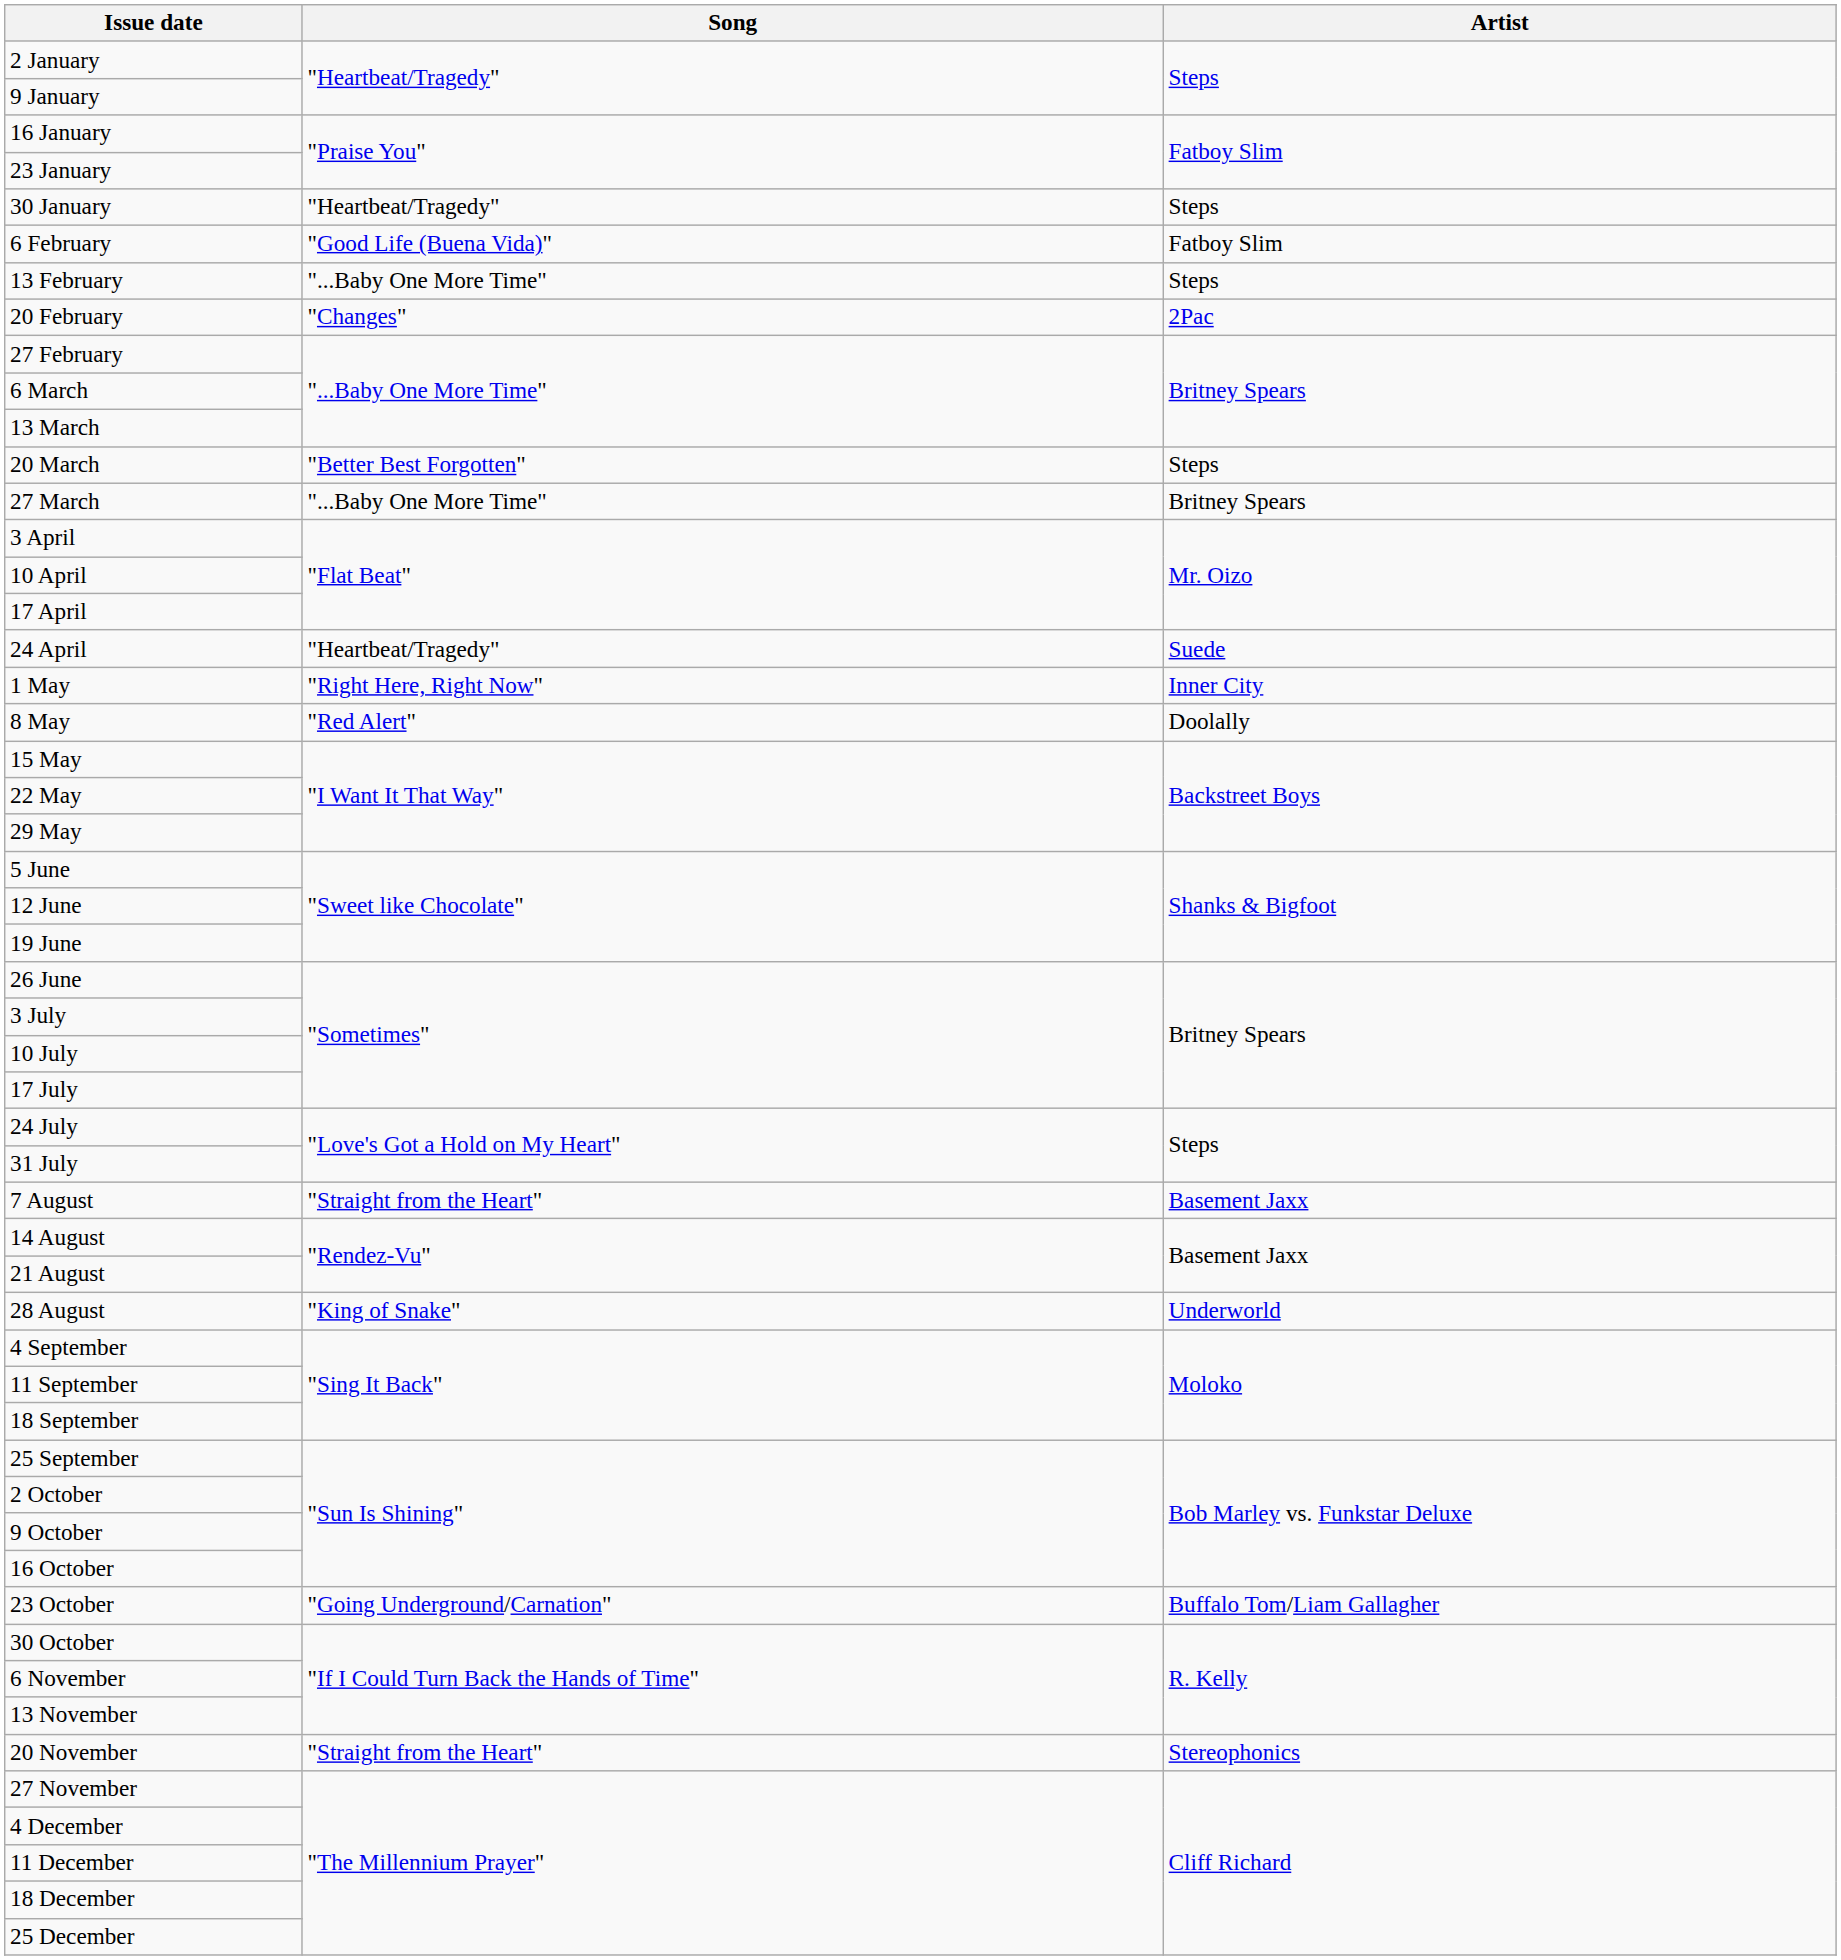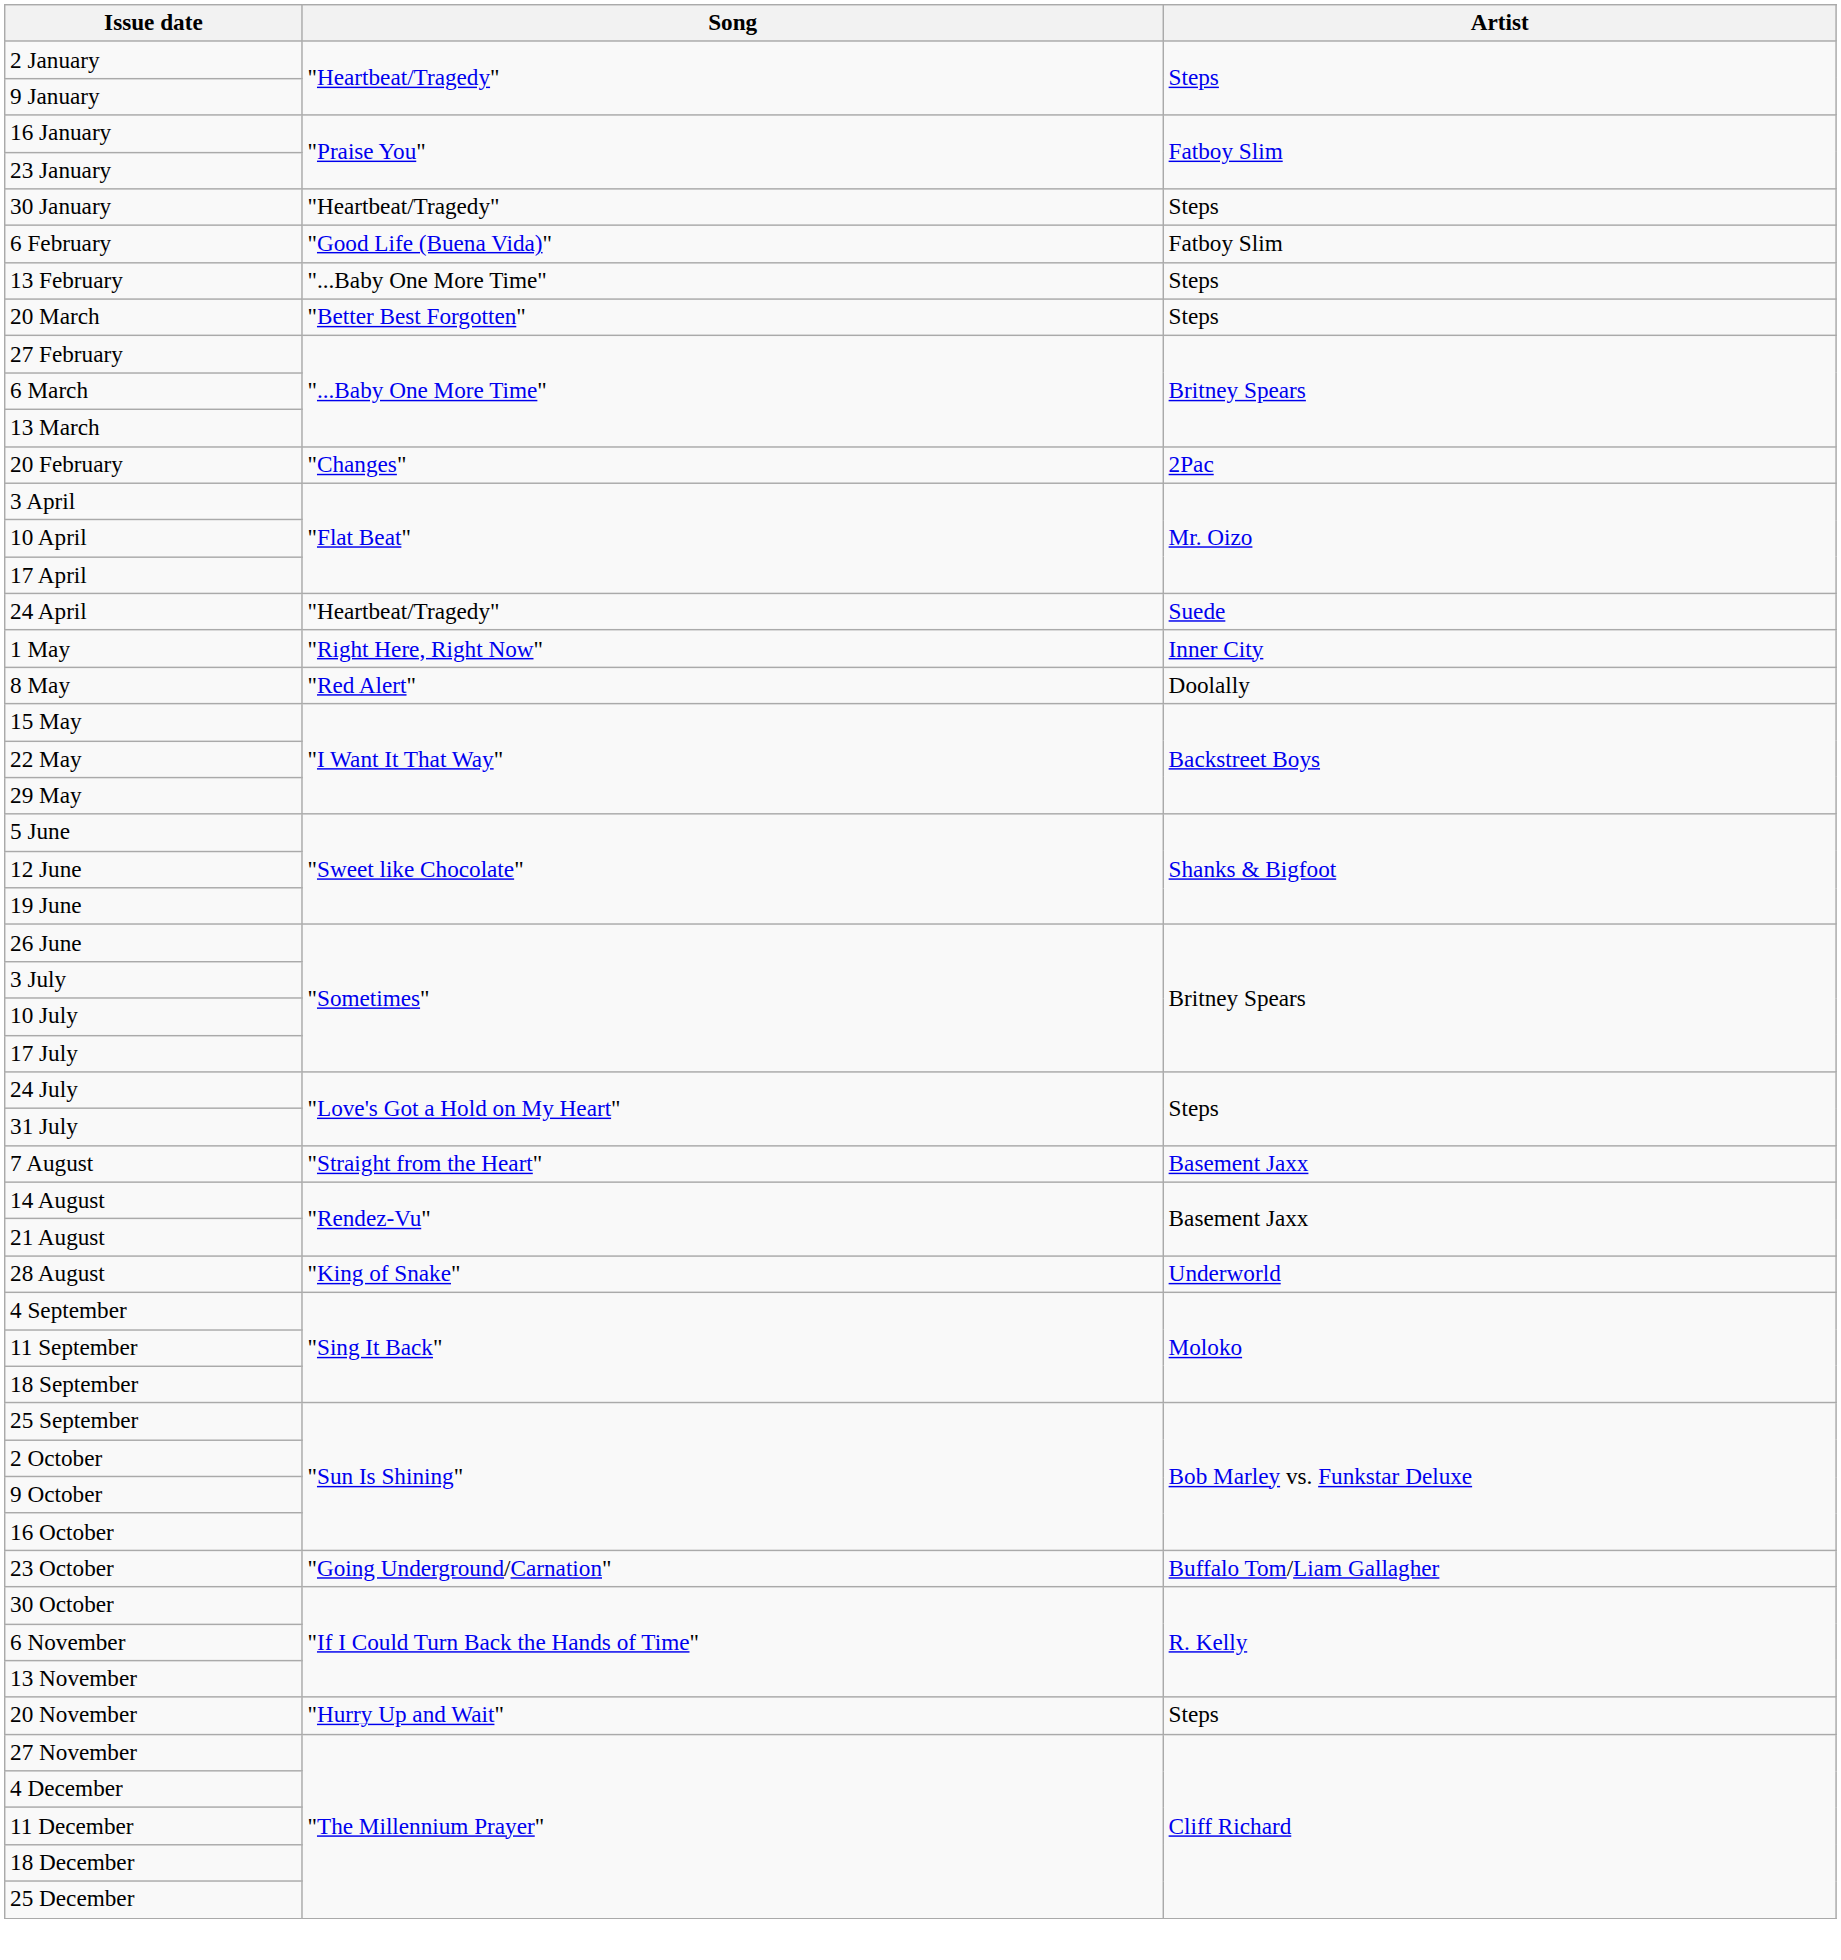rows swapped: (66, 317) <-> (55, 464)
- row: (55, 501)
(425, 1752) "Straight from the Heart" -> (406, 1715) "Hurry Up and Wait"
(1234, 1752) Stereophonics -> (1194, 1715) Steps
